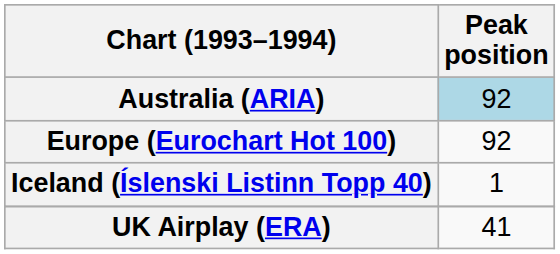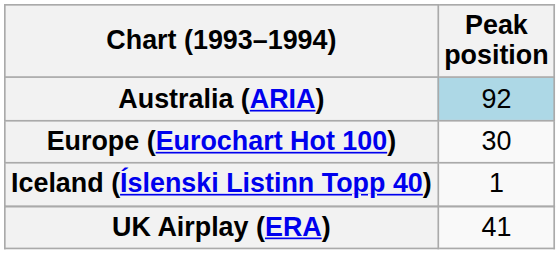(496, 141) 92 -> (496, 141) 30
